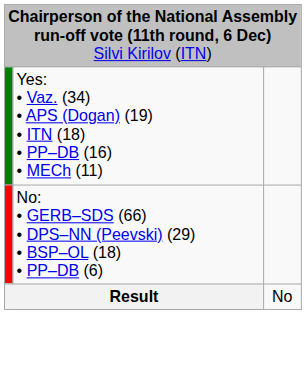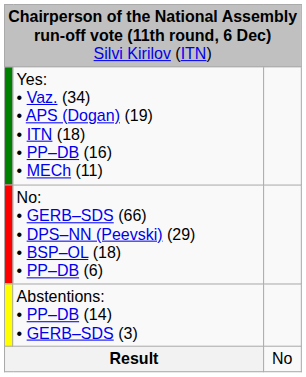+ row: (77, 314)
